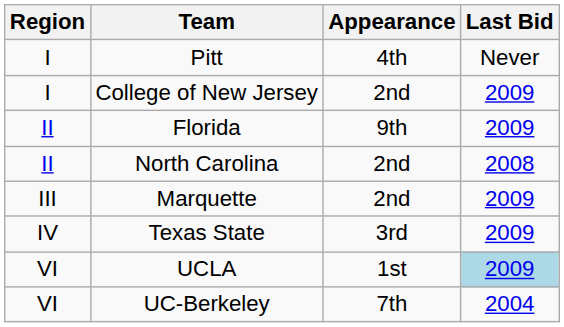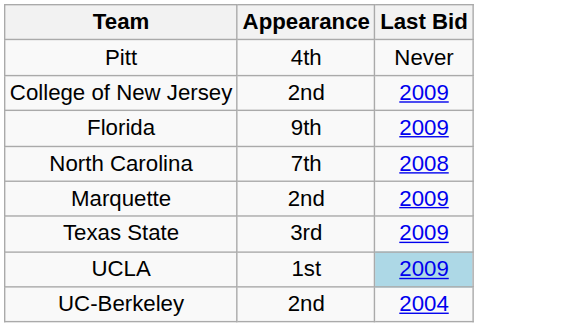- column: (48, 22)
(392, 163) 2nd -> (306, 163) 7th
(392, 304) 7th -> (306, 304) 2nd
